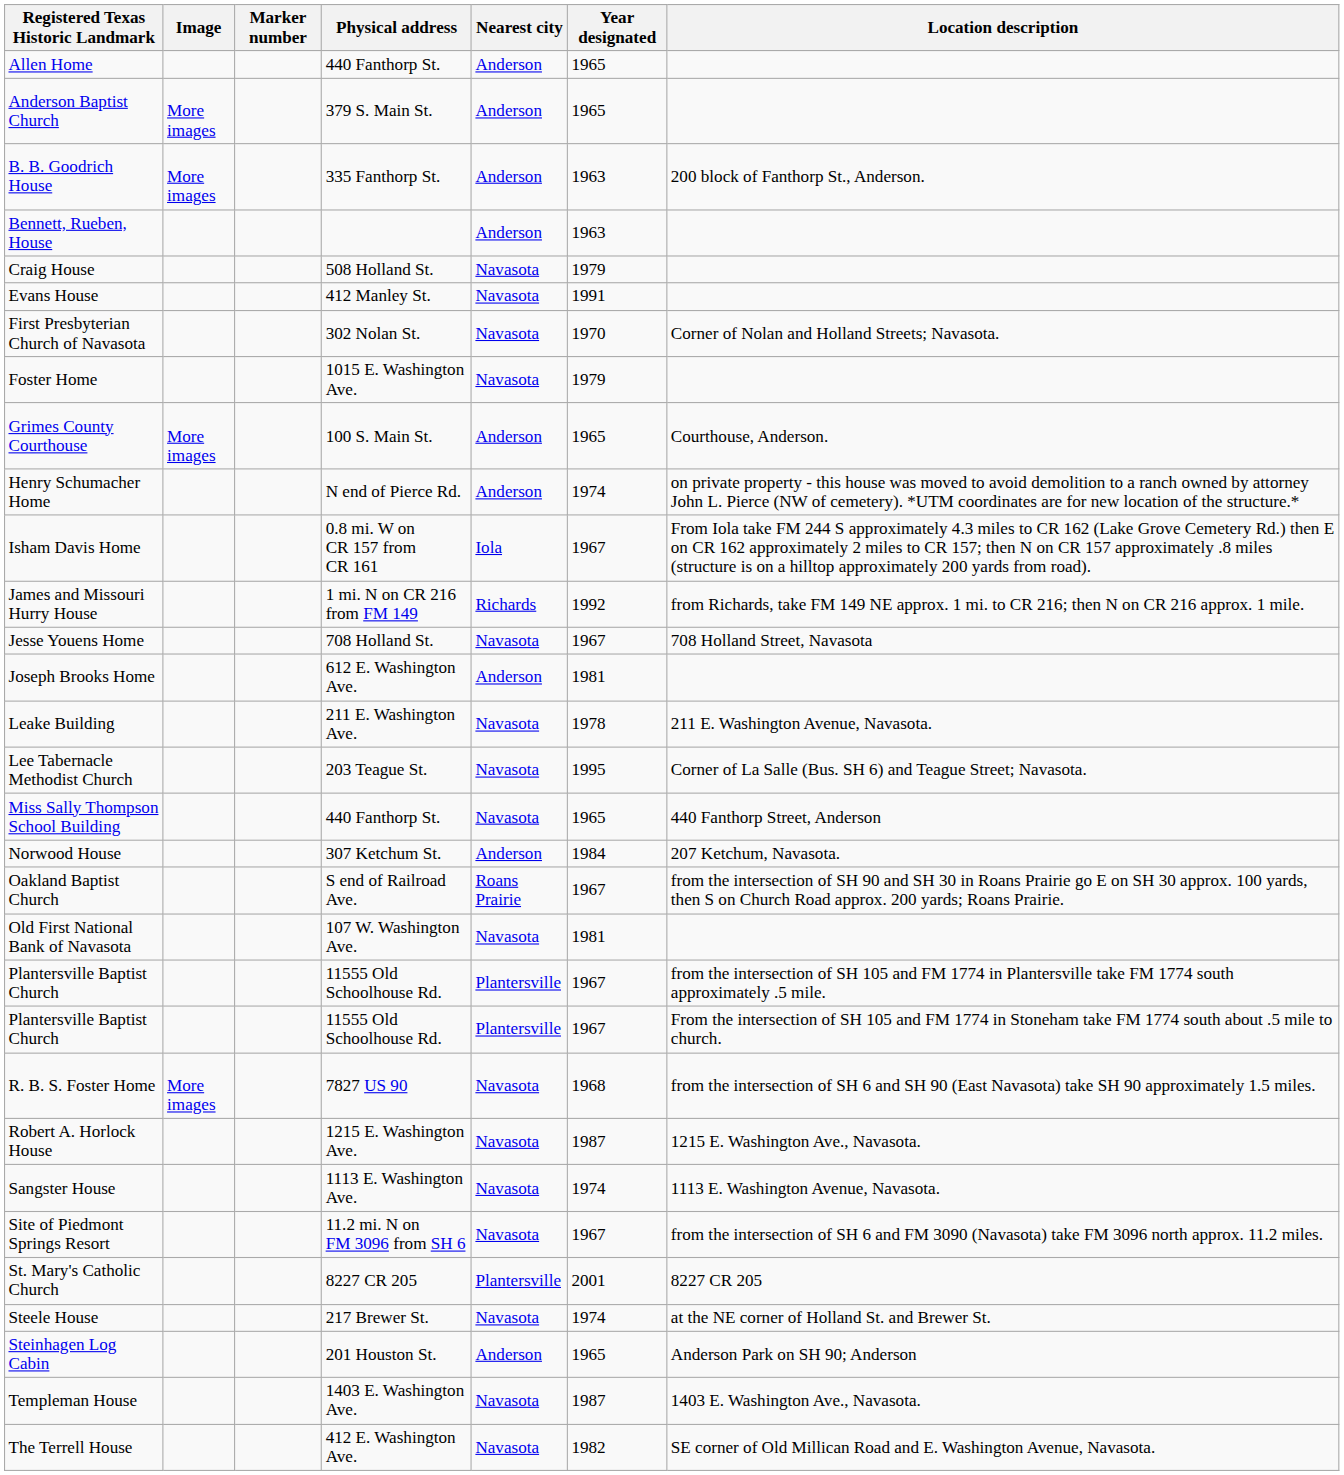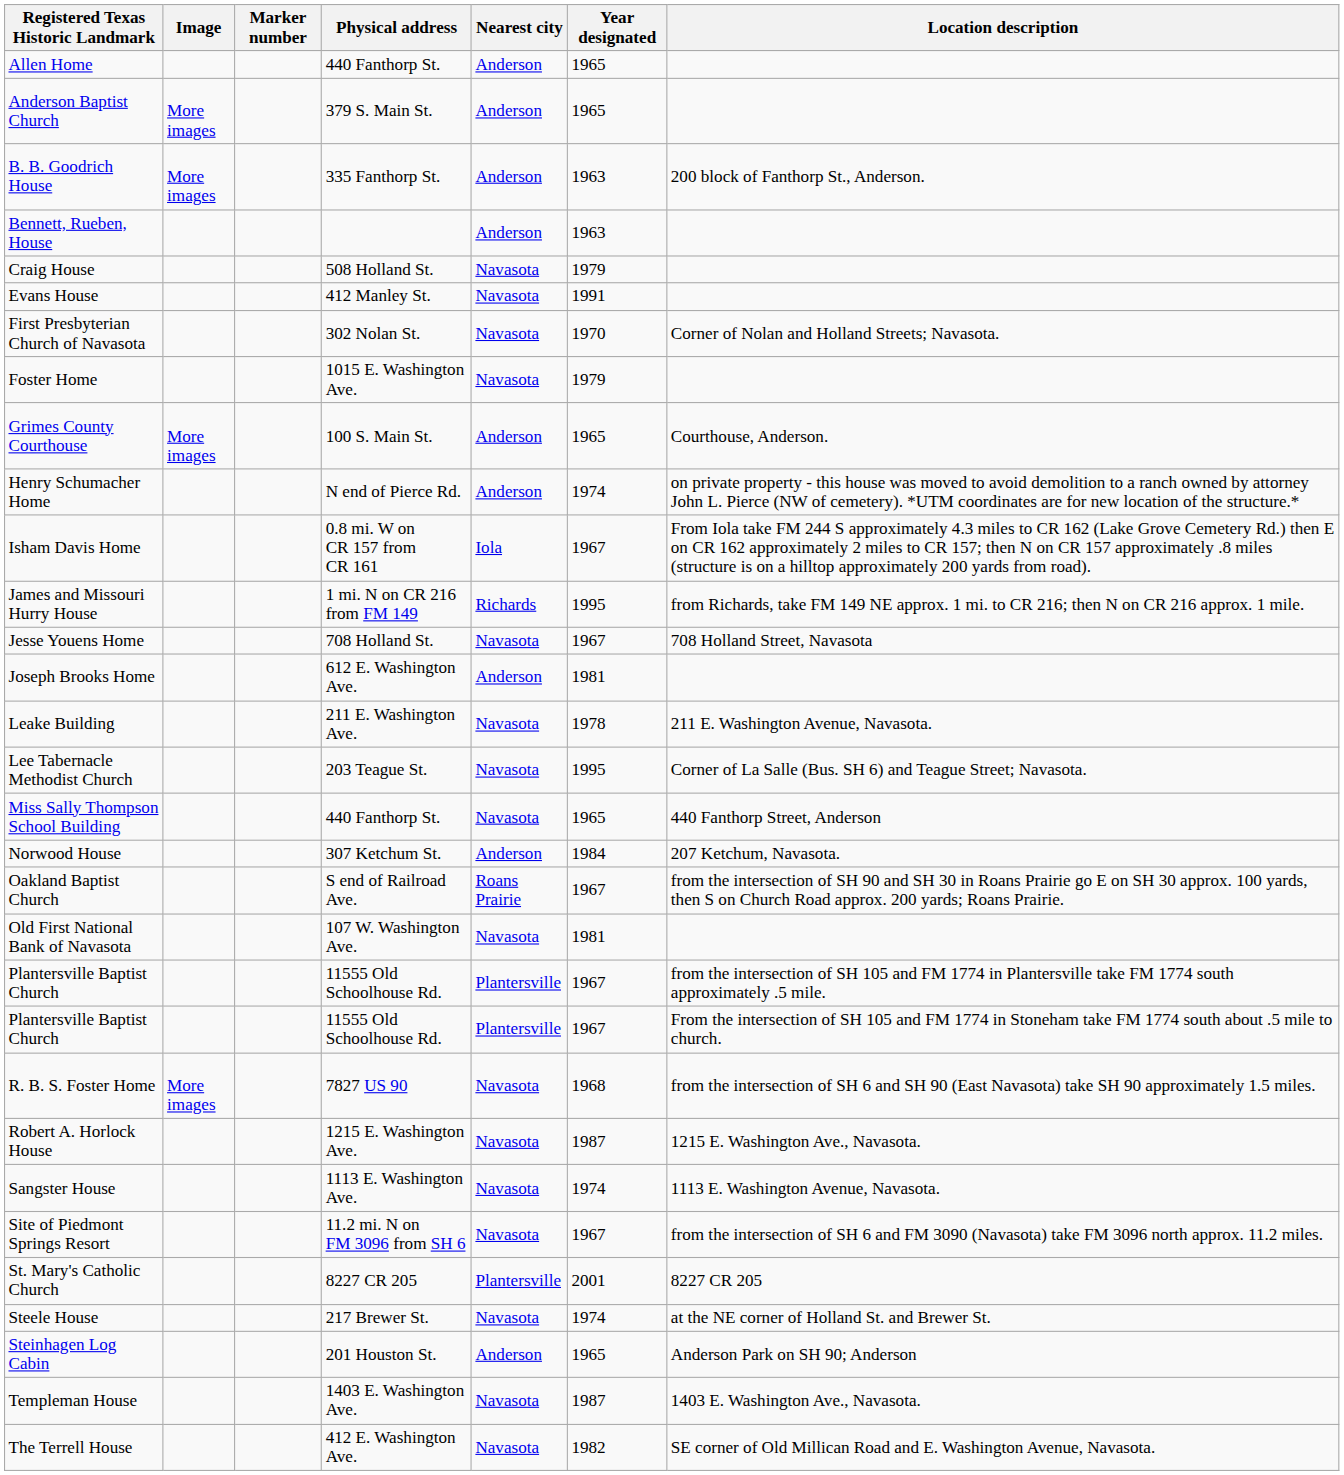(589, 603) 1992 -> (589, 603) 1995
